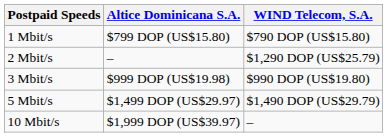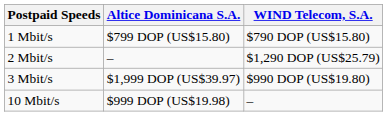(168, 79) $999 DOP (US$19.98) -> (173, 79) $1,999 DOP (US$39.97)
- row: (30, 100)
(173, 121) $1,999 DOP (US$39.97) -> (168, 100) $999 DOP (US$19.98)
